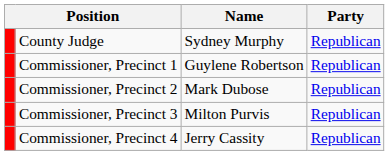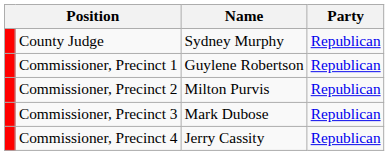(227, 89) Mark Dubose -> (227, 89) Milton Purvis
(227, 114) Milton Purvis -> (227, 114) Mark Dubose
